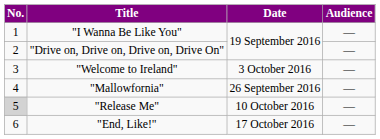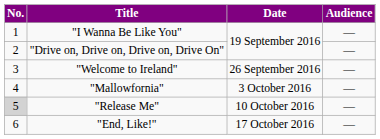(275, 69) 3 October 2016 -> (275, 69) 26 September 2016
(275, 87) 26 September 2016 -> (275, 87) 3 October 2016
